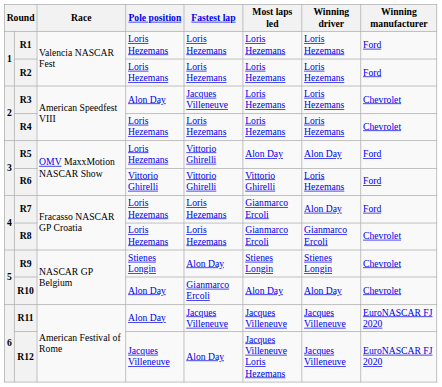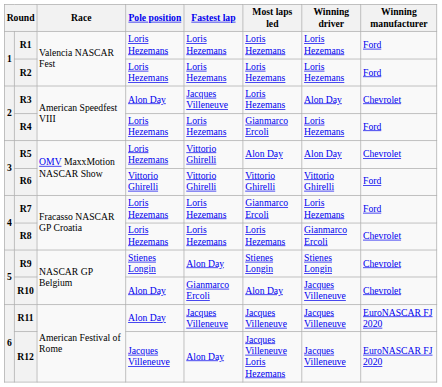(324, 99) Loris Hezemans -> (323, 99) Alon Day
(265, 126) Loris Hezemans -> (267, 126) Gianmarco Ercoli
(382, 126) Chevrolet -> (372, 126) Ford
(372, 154) Ford -> (382, 154) Chevrolet
(324, 181) Loris Hezemans -> (319, 181) Vittorio Ghirelli
(323, 208) Alon Day -> (324, 208) Loris Hezemans
(267, 236) Gianmarco Ercoli -> (265, 236) Loris Hezemans
(323, 290) Alon Day -> (325, 290) Jacques Villeneuve
